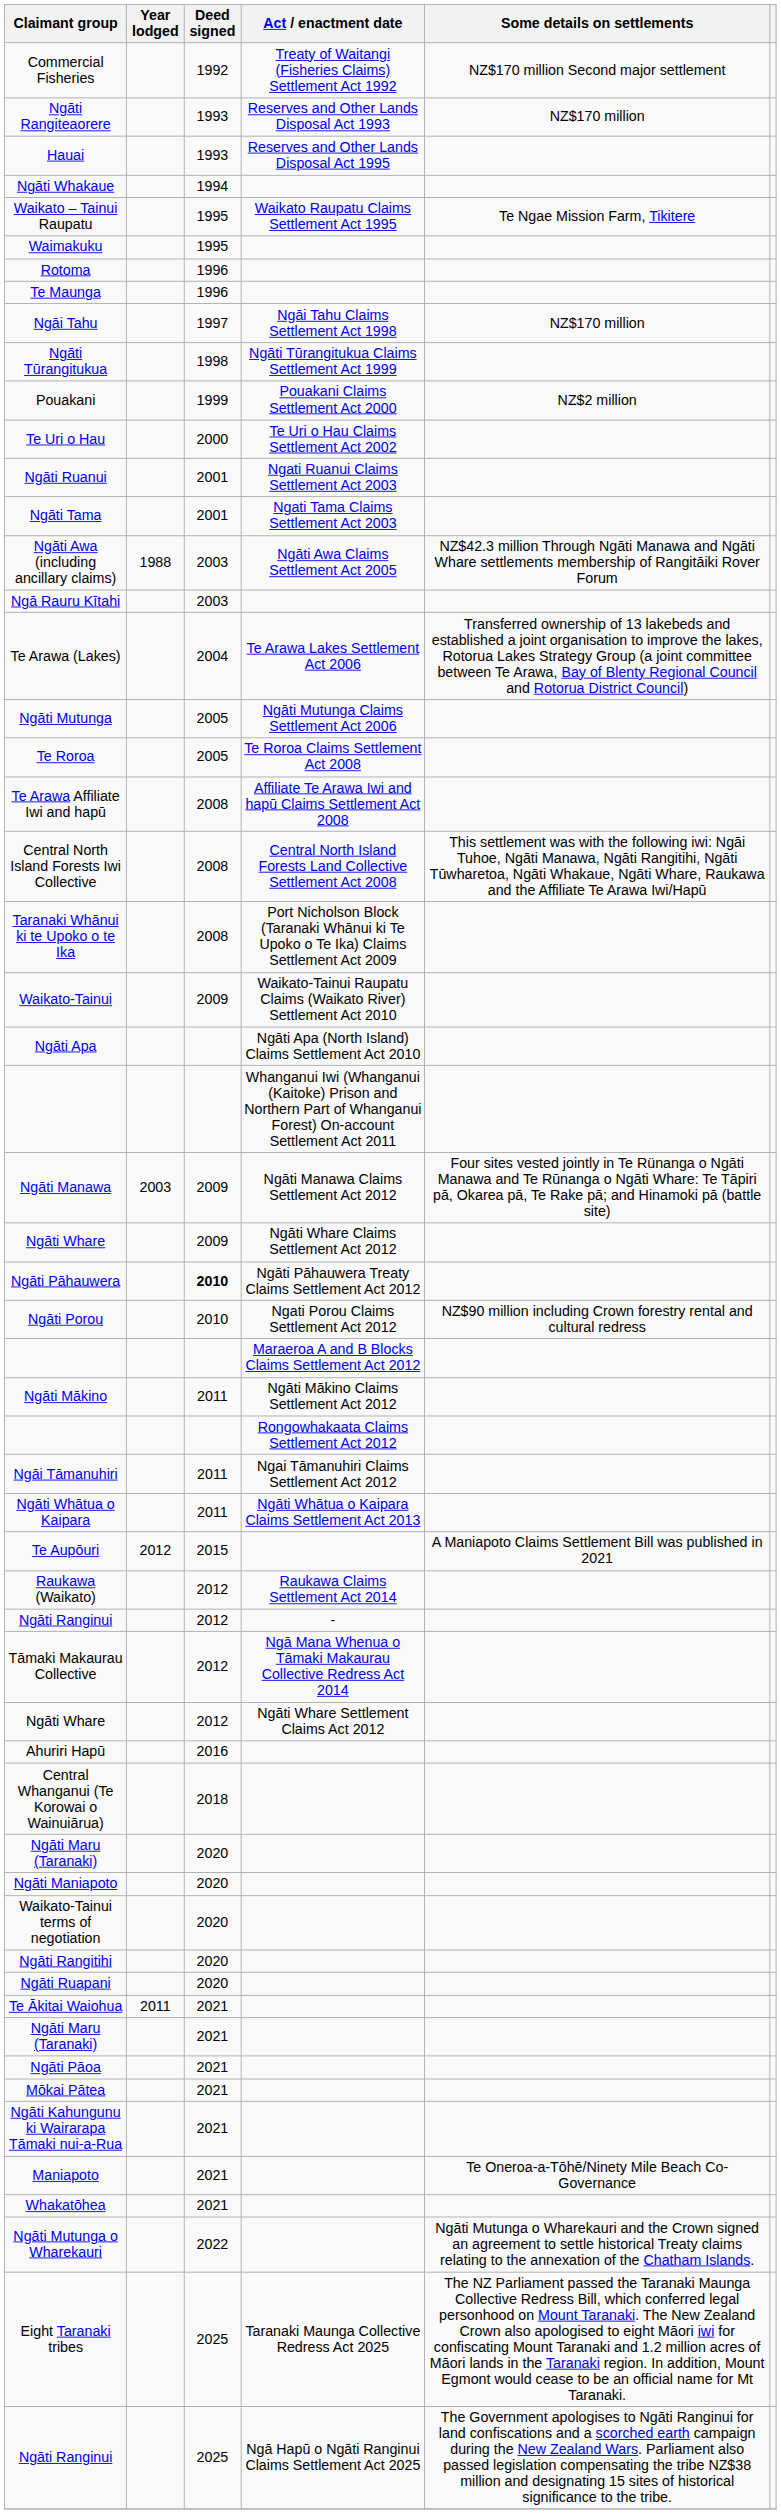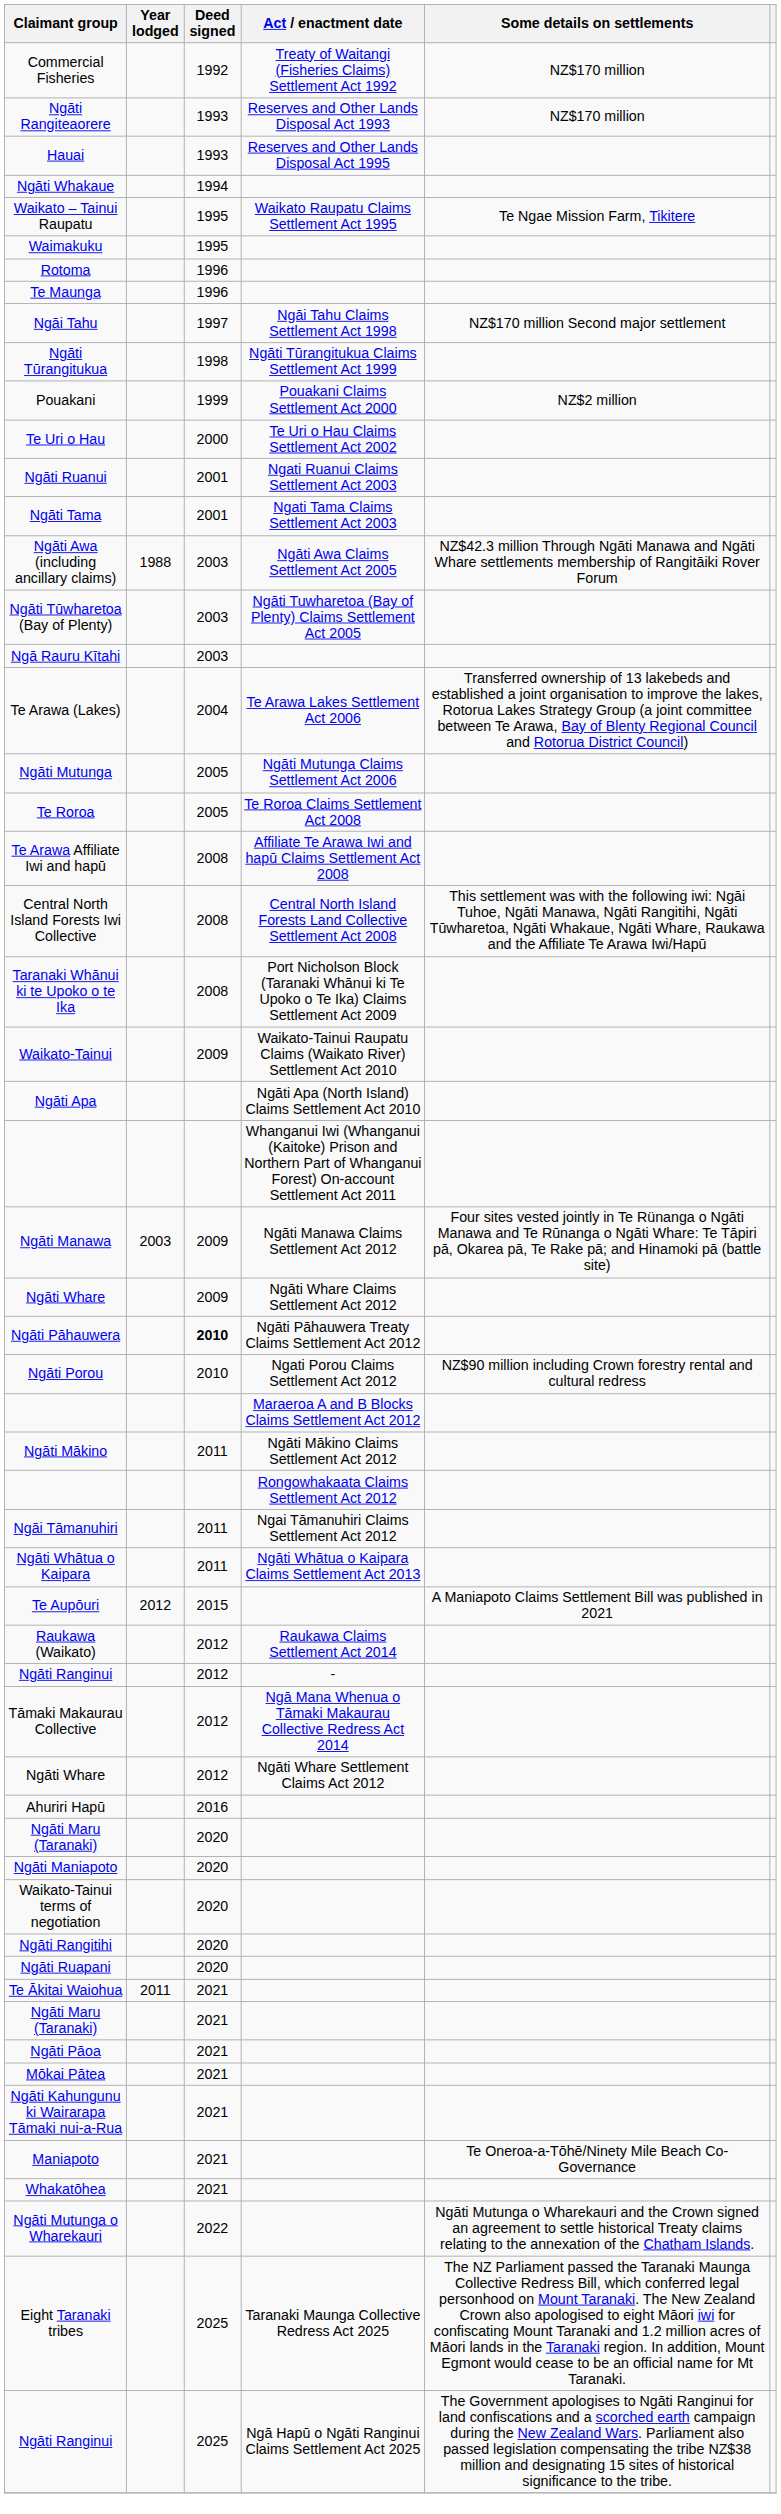(597, 70) NZ$170 million Second major settlement -> (597, 70) NZ$170 million
(597, 323) NZ$170 million -> (597, 323) NZ$170 million Second major settlement
+ row: (66, 617)
- row: (66, 1798)
